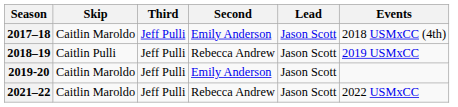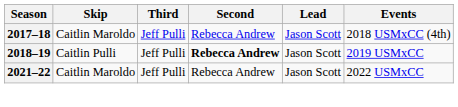(231, 33) Emily Anderson -> (233, 33) Rebecca Andrew
(233, 53) normal -> (235, 53) bold
- row: (29, 72)
